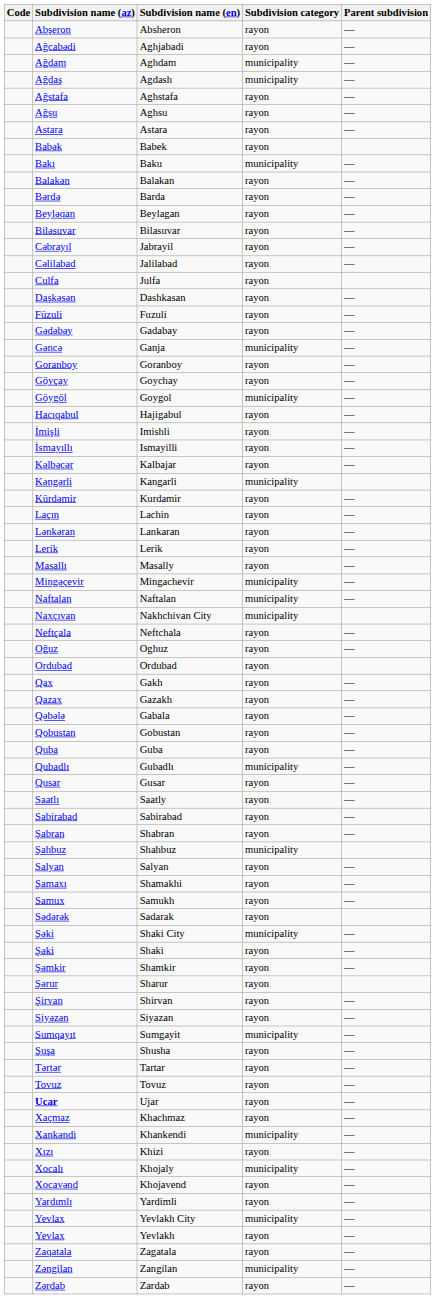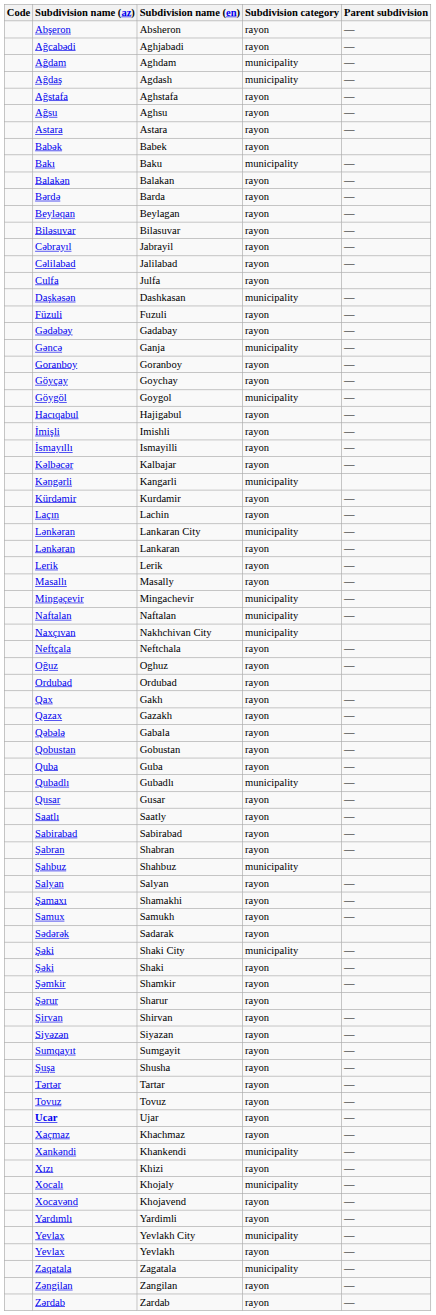(257, 297) rayon -> (272, 297) municipality
+ row: (170, 532)
(272, 1034) municipality -> (257, 1051) rayon
(257, 1252) rayon -> (272, 1268) municipality
(272, 1268) municipality -> (257, 1285) rayon
